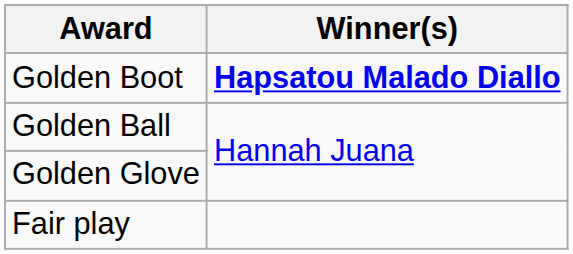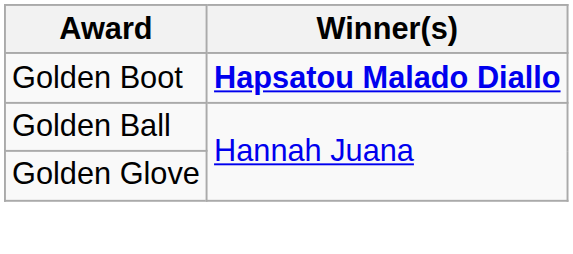- row: (71, 223)
